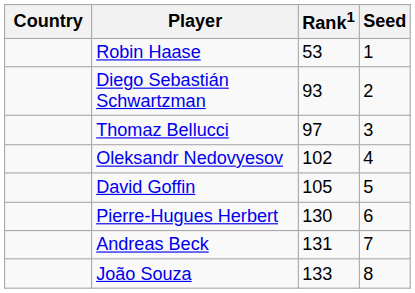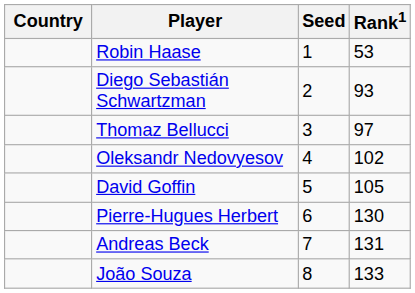columns swapped: (329, 21) <-> (385, 21)
